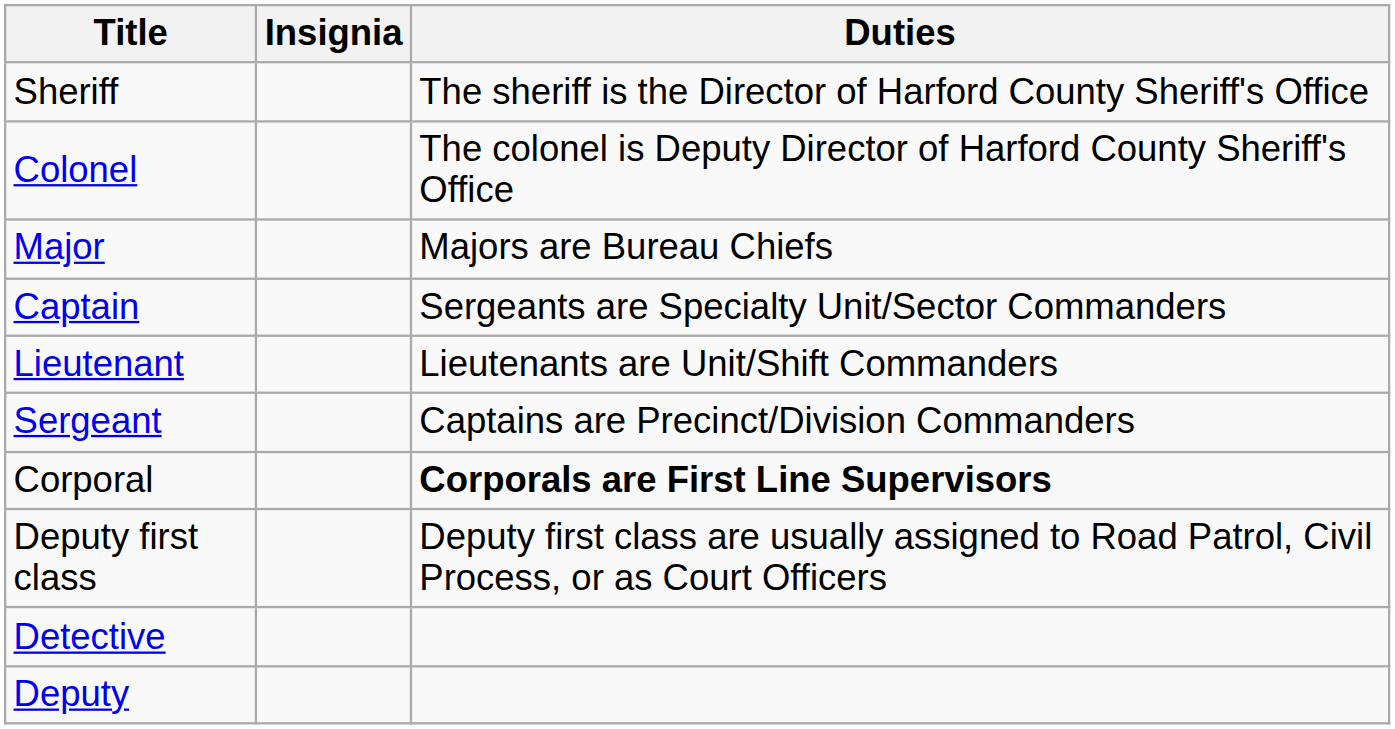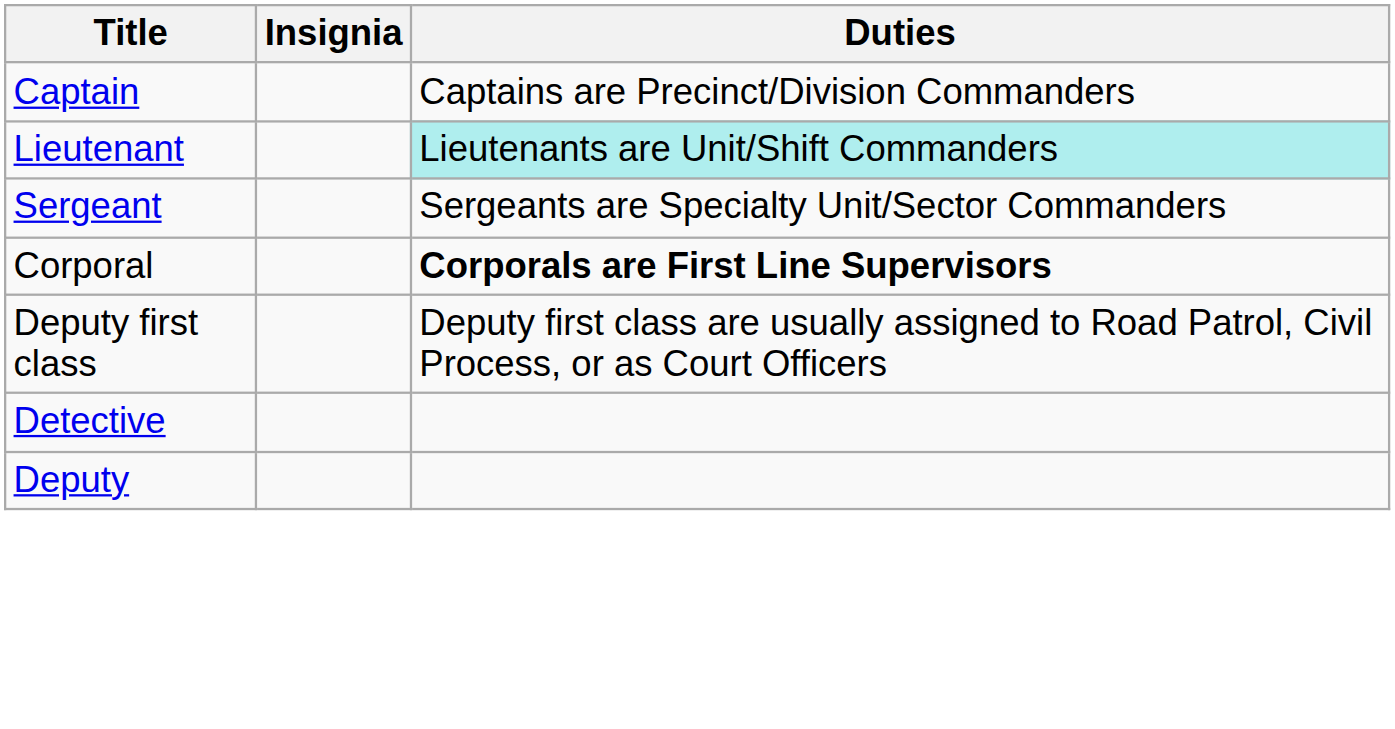- row: (66, 91)
- row: (75, 169)
- row: (59, 248)
(823, 305) Sergeants are Specialty Unit/Sector Commanders -> (777, 91) Captains are Precinct/Division Commanders
(739, 363) no background -> (739, 149) paleturquoise background
(777, 421) Captains are Precinct/Division Commanders -> (823, 206) Sergeants are Specialty Unit/Sector Commanders
